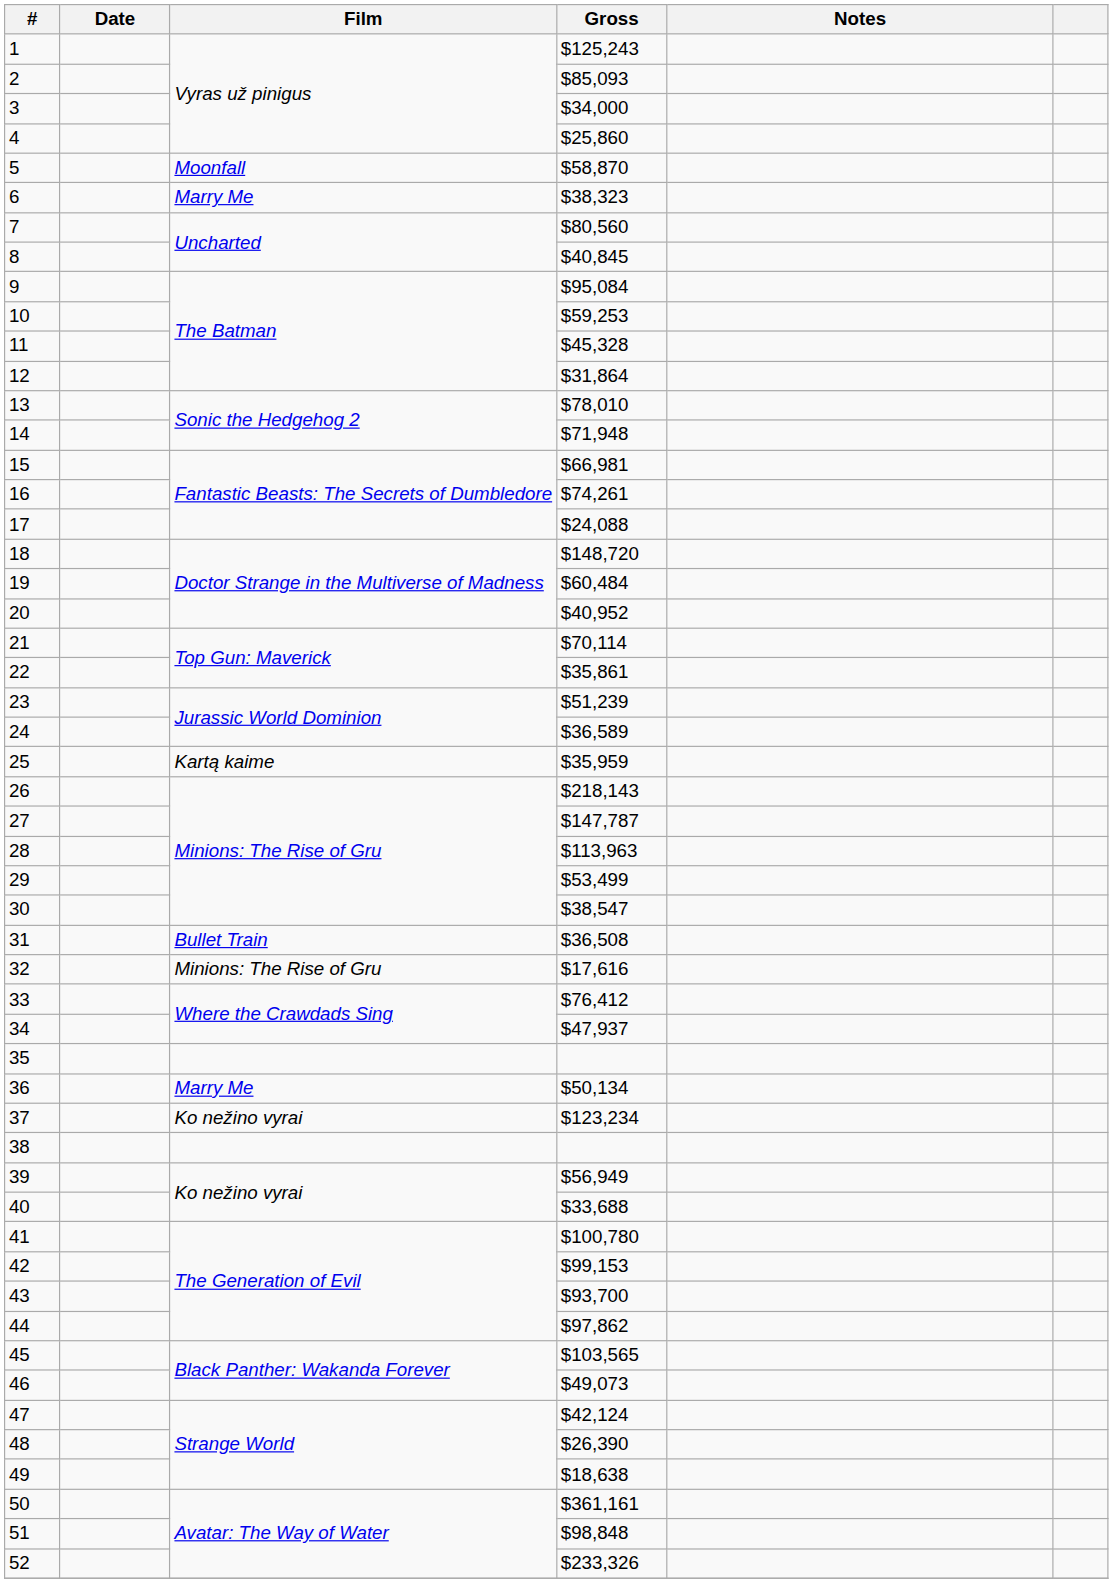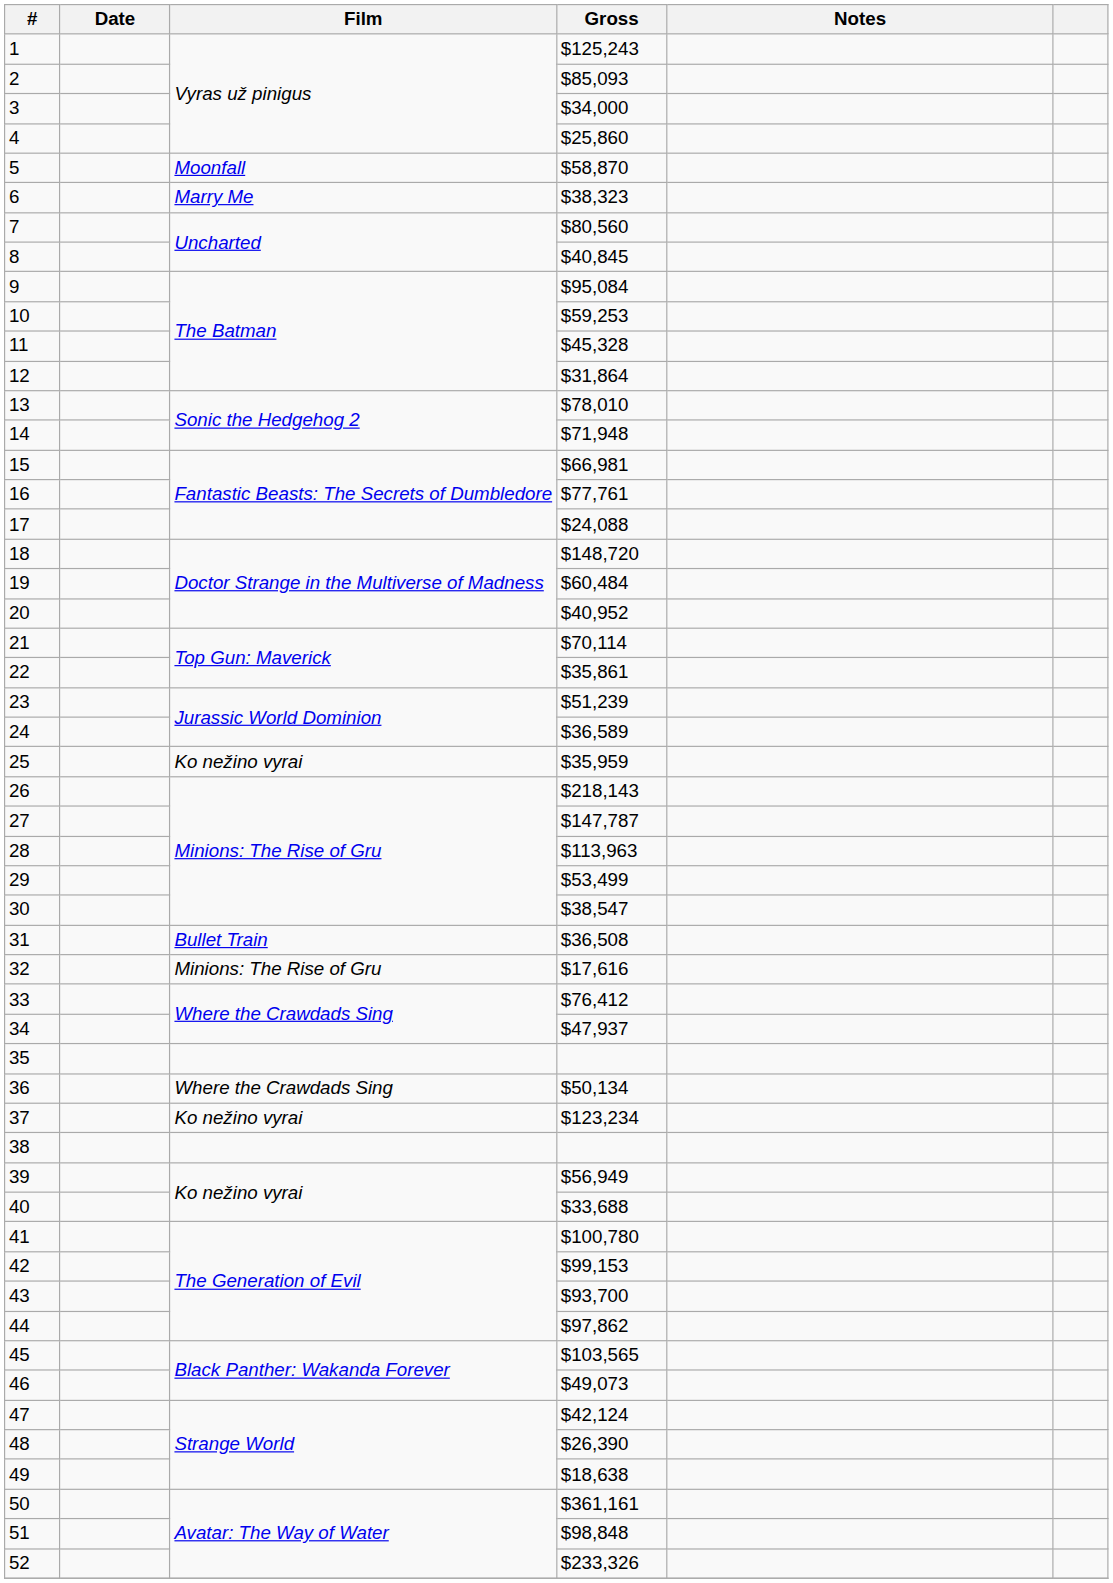(595, 494) $74,261 -> (595, 494) $77,761
(224, 761) Kartą kaime -> (238, 761) Ko nežino vyrai
(214, 1088) Marry Me -> (284, 1088) Where the Crawdads Sing
